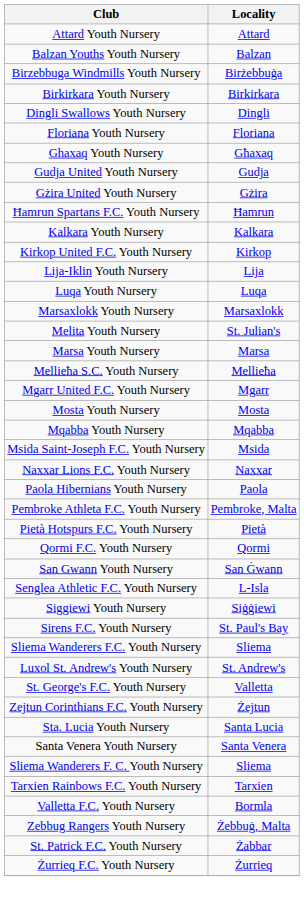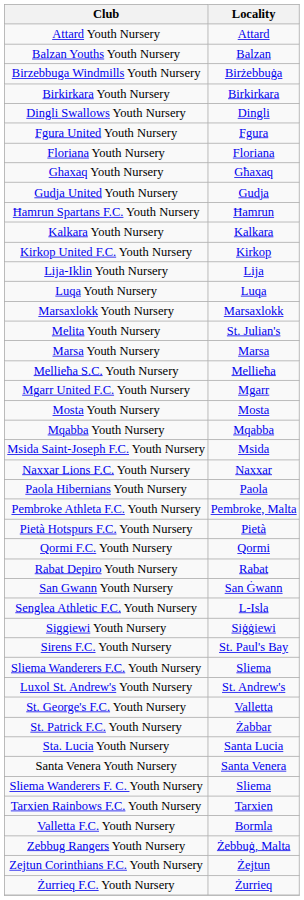+ row: (106, 133)
- row: (106, 192)
+ row: (106, 568)
rows swapped: (106, 845) <-> (106, 707)
